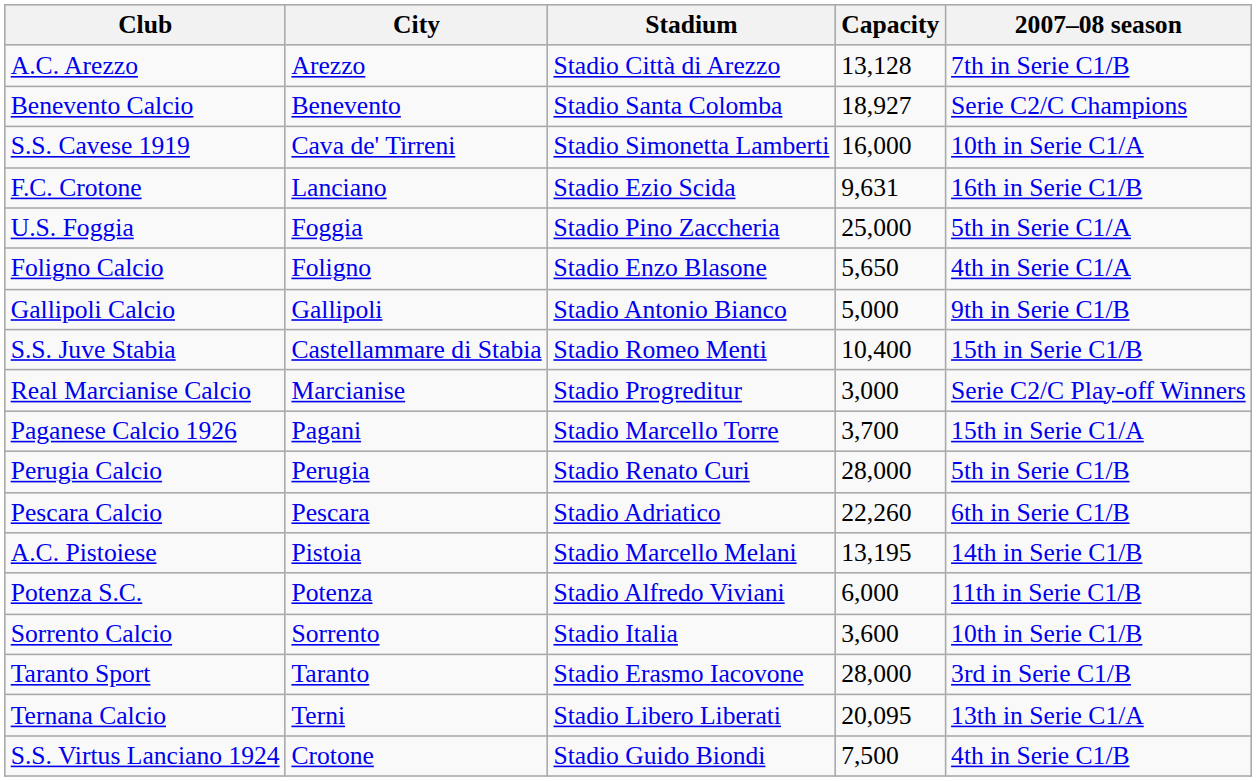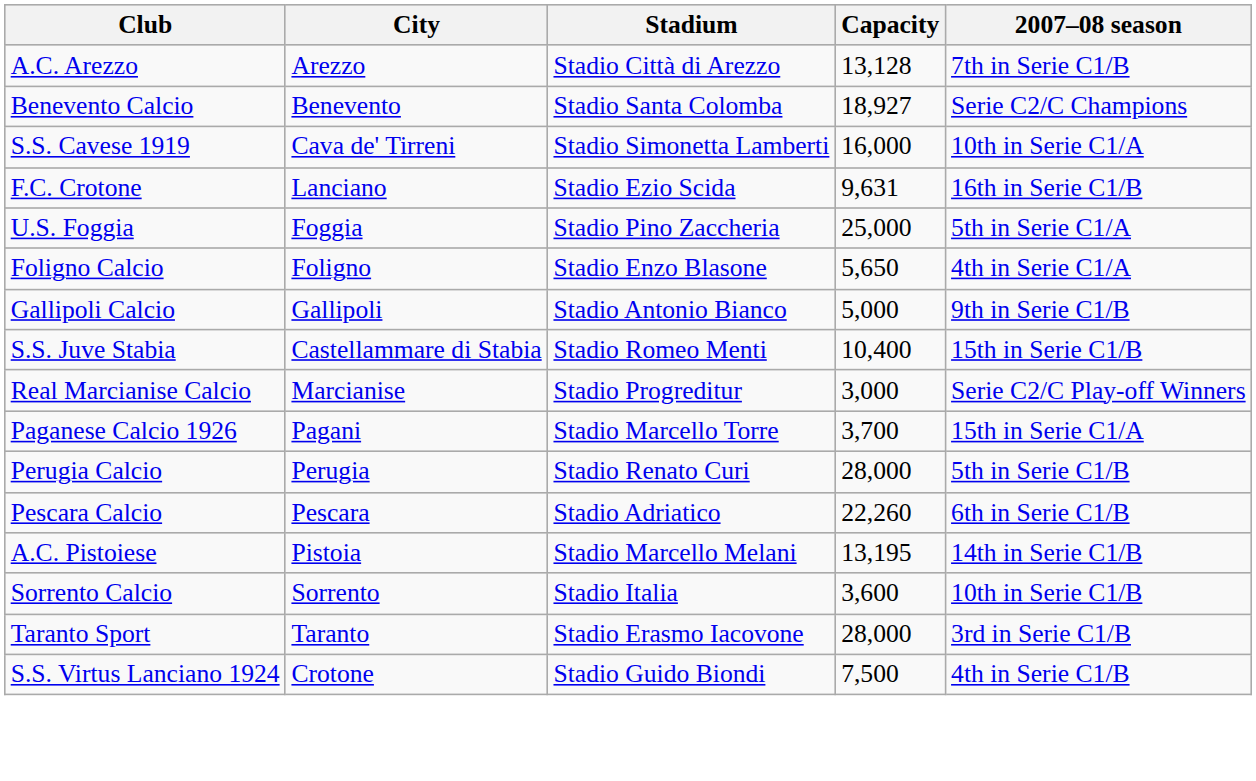- row: (76, 593)
- row: (88, 715)
